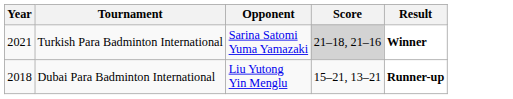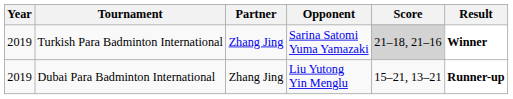+ column: (256, 14)
(20, 42) 2021 -> (20, 42) 2019
(20, 77) 2018 -> (20, 77) 2019
